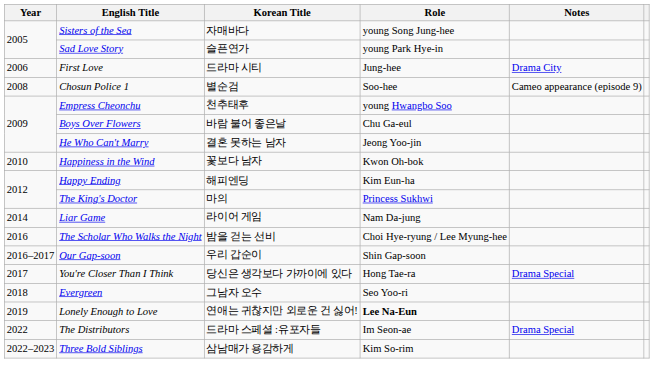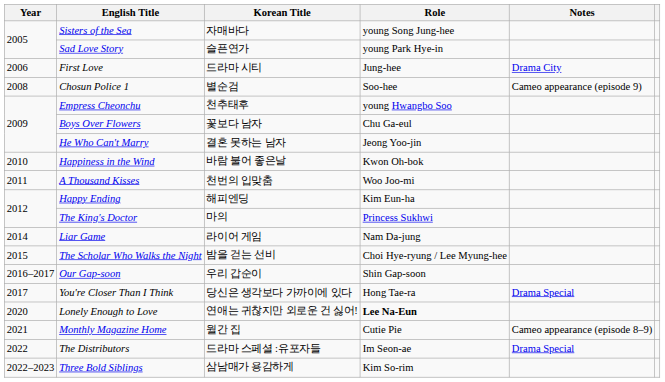(246, 123) 바람 불어 좋은날 -> (234, 123) 꽃보다 남자
(234, 161) 꽃보다 남자 -> (246, 161) 바람 불어 좋은날
+ row: (99, 180)
(17, 236) 2016 -> (17, 255) 2015
- row: (81, 292)
(17, 311) 2019 -> (17, 311) 2020
+ row: (113, 330)
